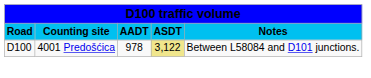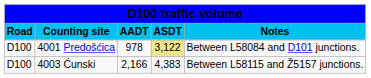+ row: (66, 64)
